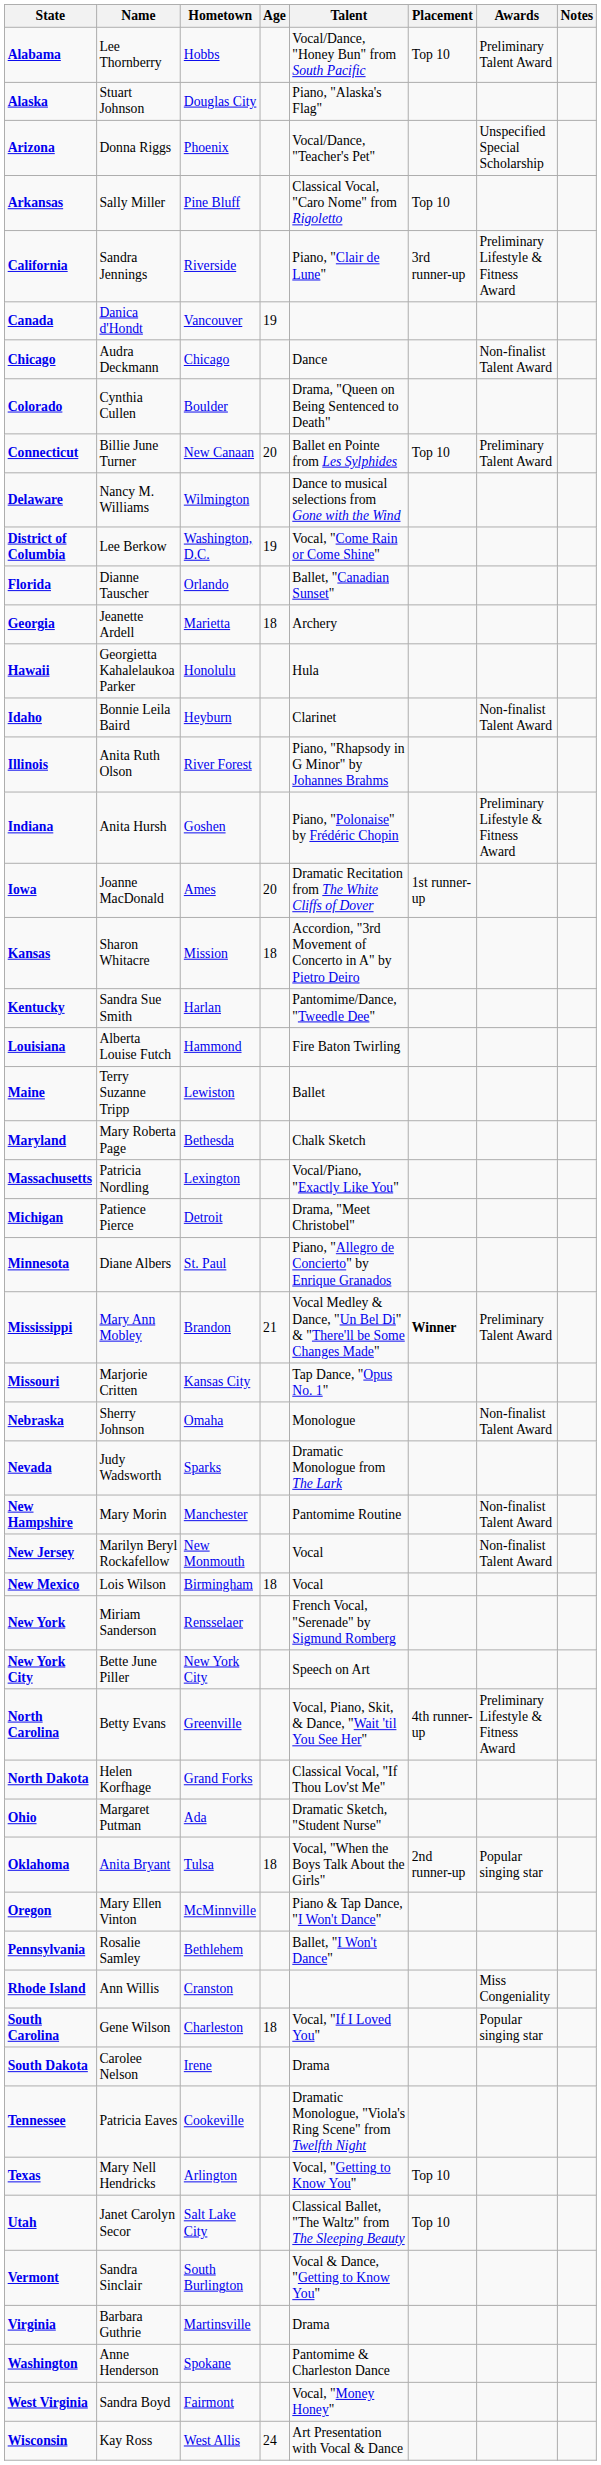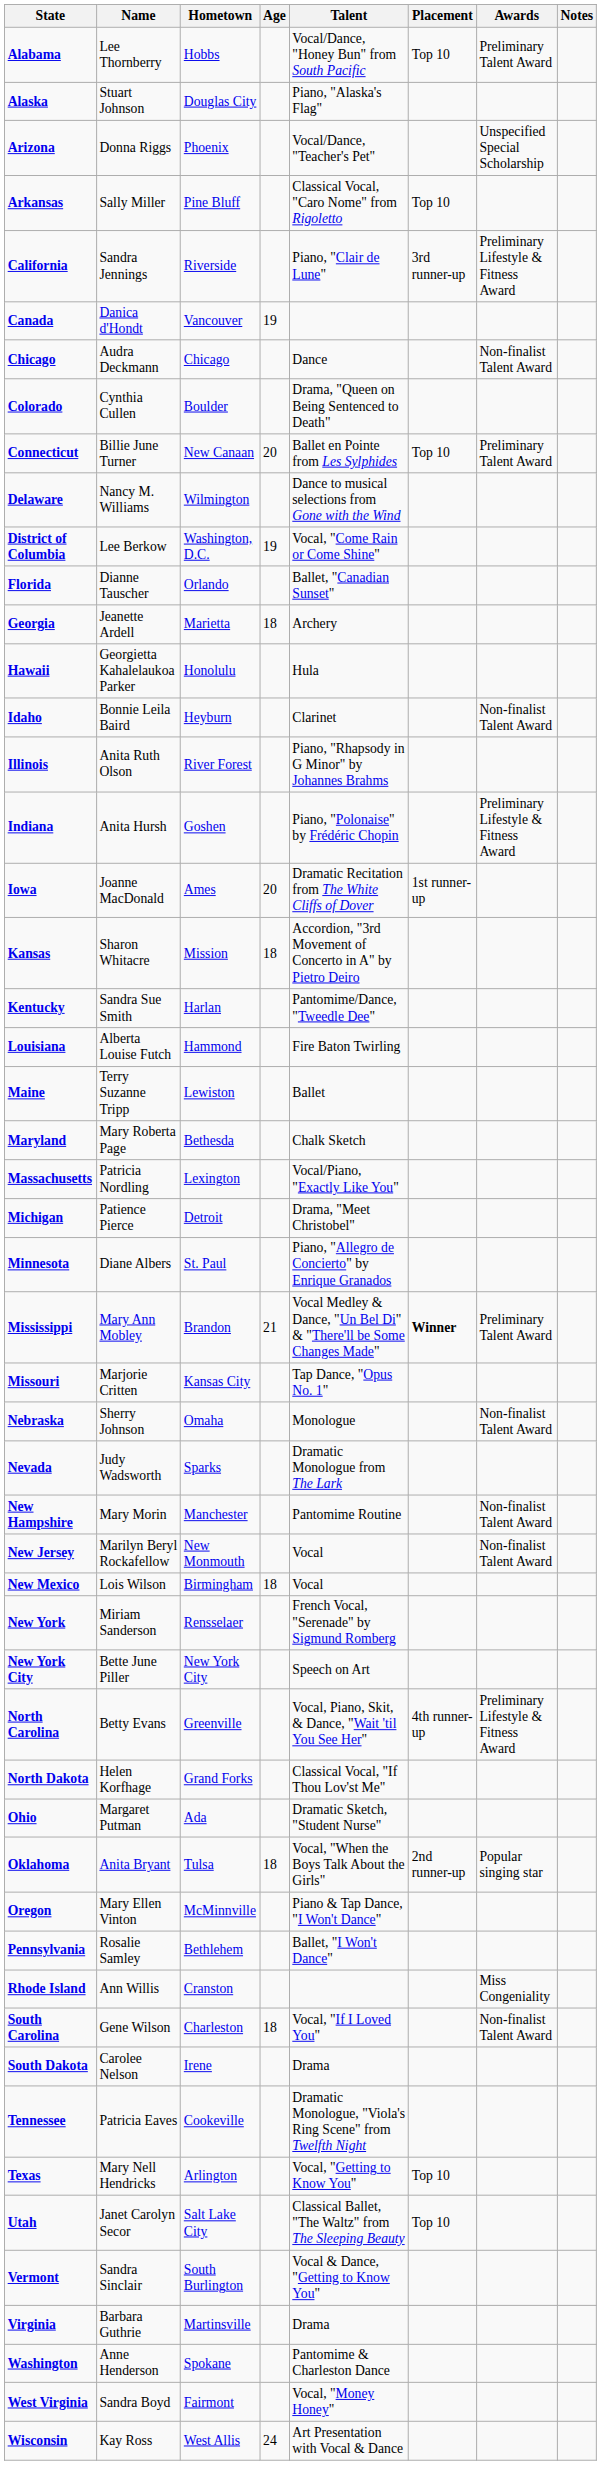(511, 2028) Popular singing star -> (516, 2028) Non-finalist Talent Award
